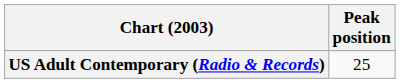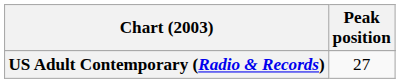(362, 64) 25 -> (362, 64) 27
